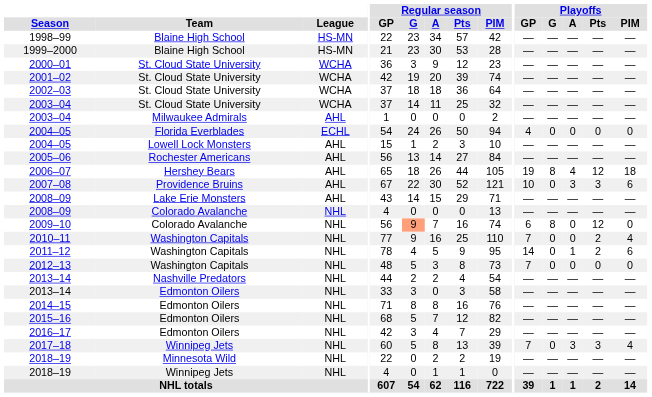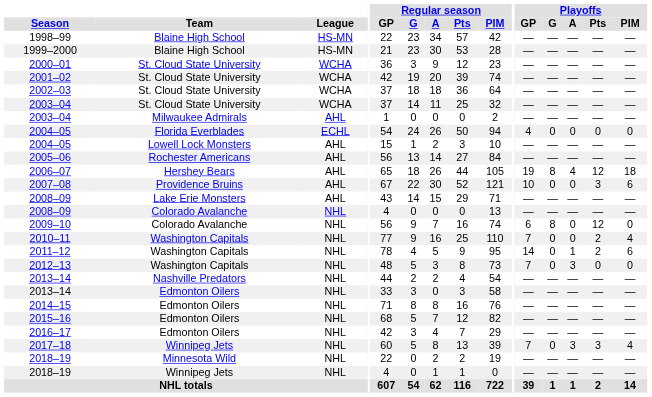(573, 185) 3 -> (573, 185) 0
(413, 225) lightsalmon background -> (413, 225) no background
(573, 265) 0 -> (573, 265) 3
